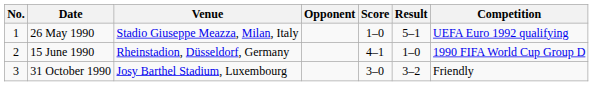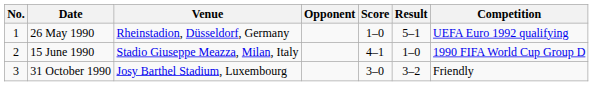(208, 33) Stadio Giuseppe Meazza, Milan, Italy -> (203, 33) Rheinstadion, Düsseldorf, Germany
(203, 52) Rheinstadion, Düsseldorf, Germany -> (208, 52) Stadio Giuseppe Meazza, Milan, Italy
